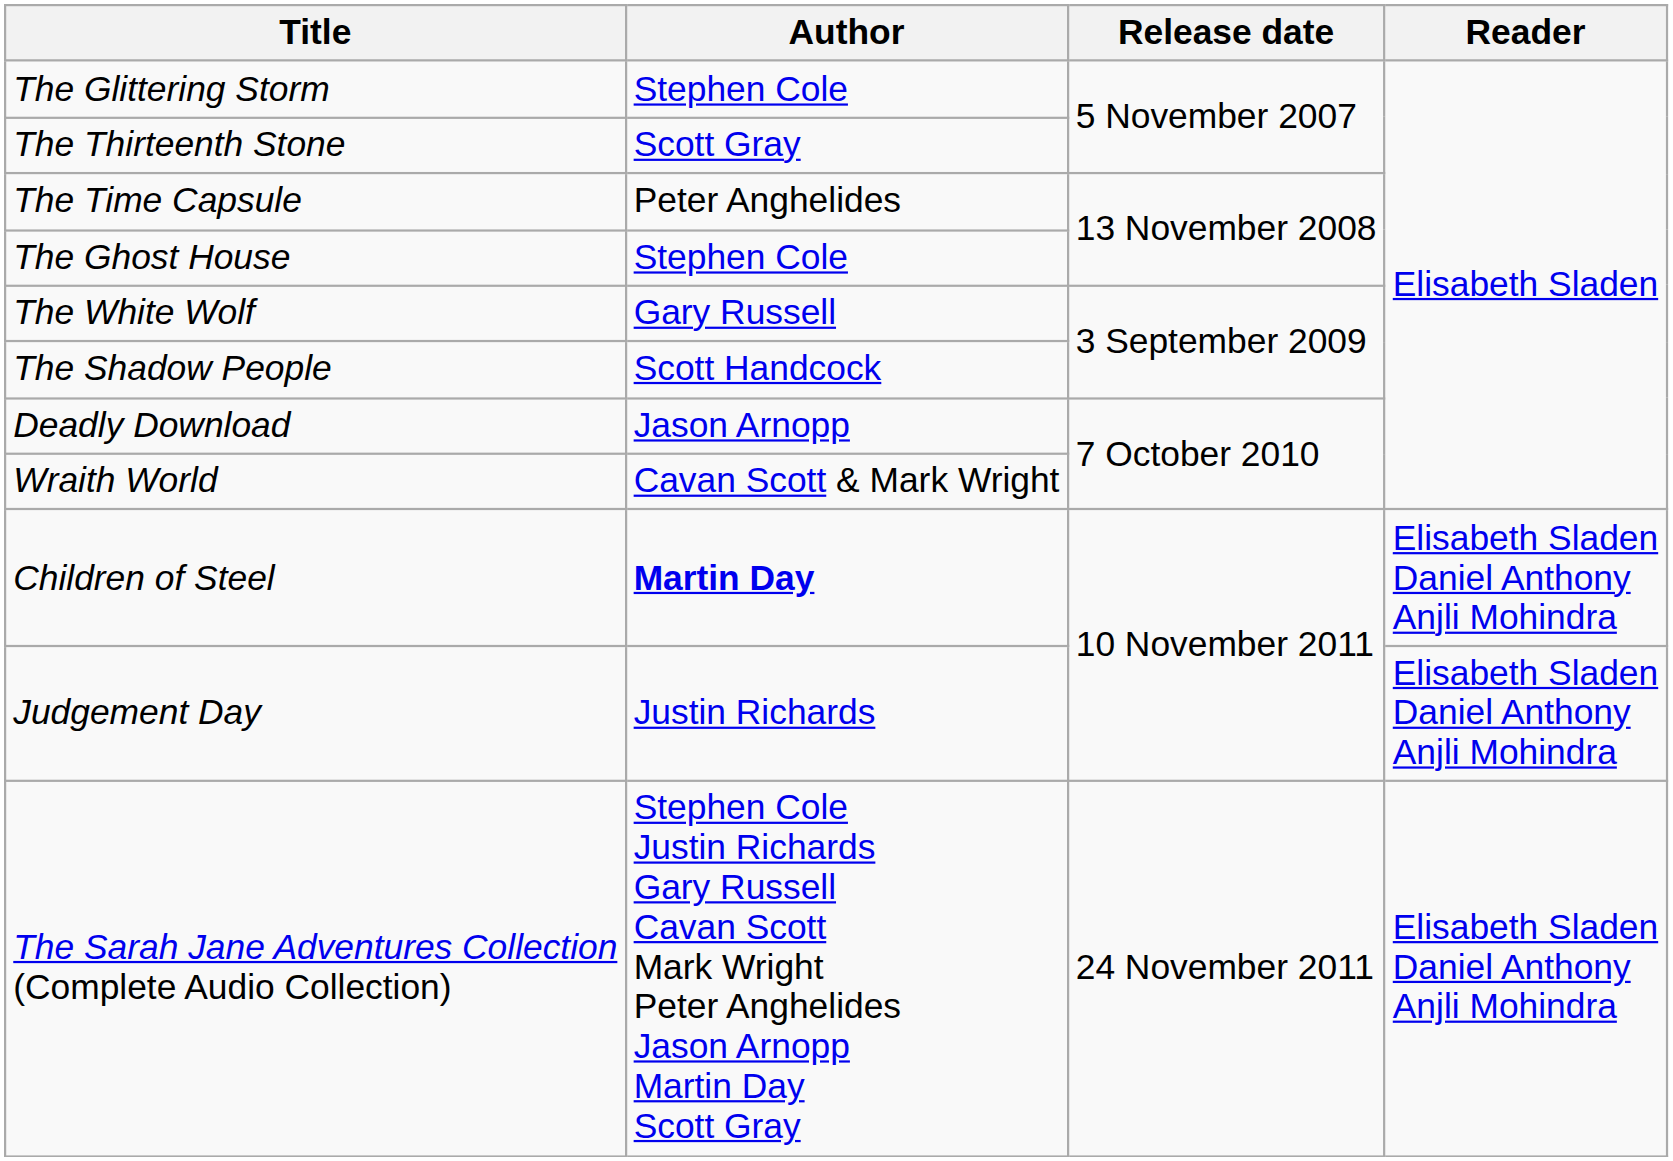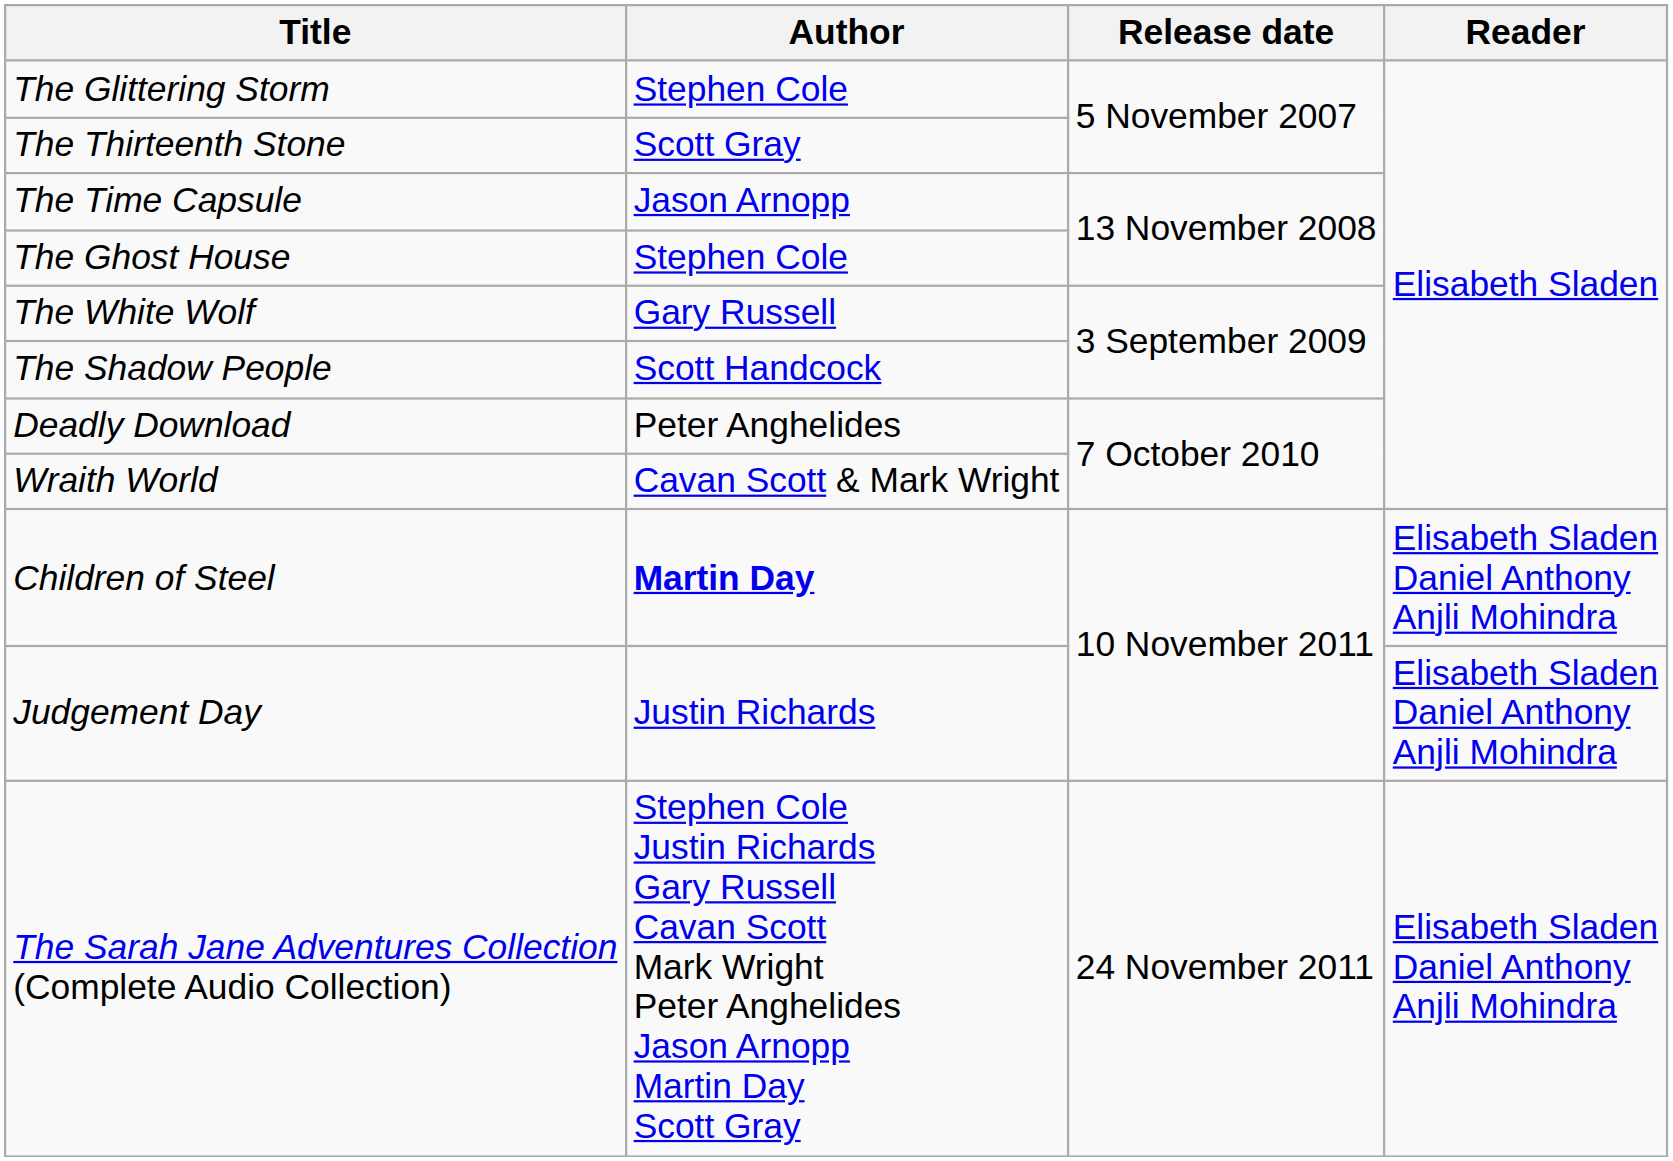(767, 200) Peter Anghelides -> (742, 200) Jason Arnopp
(742, 425) Jason Arnopp -> (767, 425) Peter Anghelides
